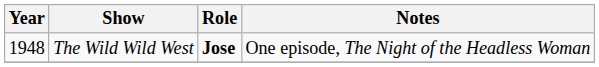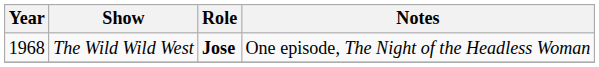(27, 47) 1948 -> (27, 47) 1968
